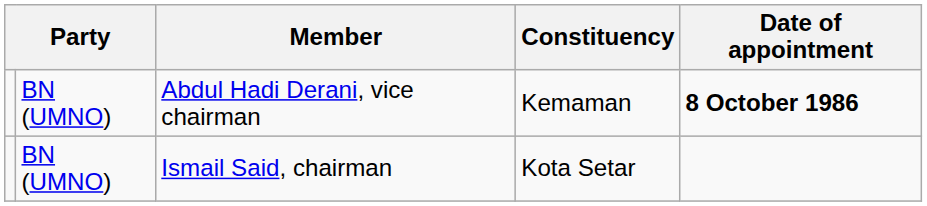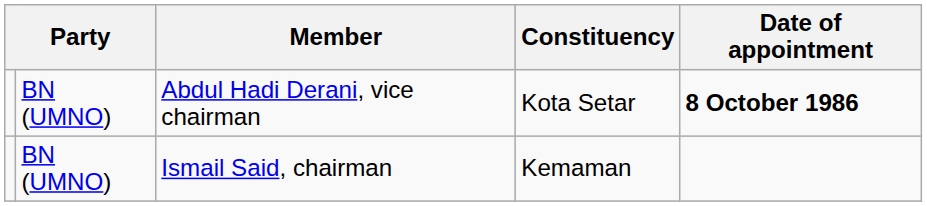(576, 102) Kemaman -> (578, 102) Kota Setar
(578, 168) Kota Setar -> (576, 168) Kemaman
